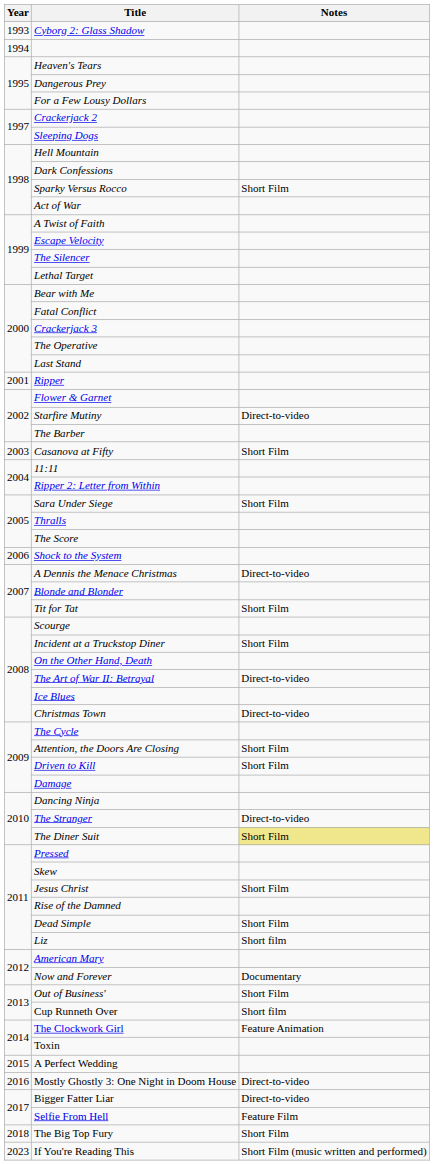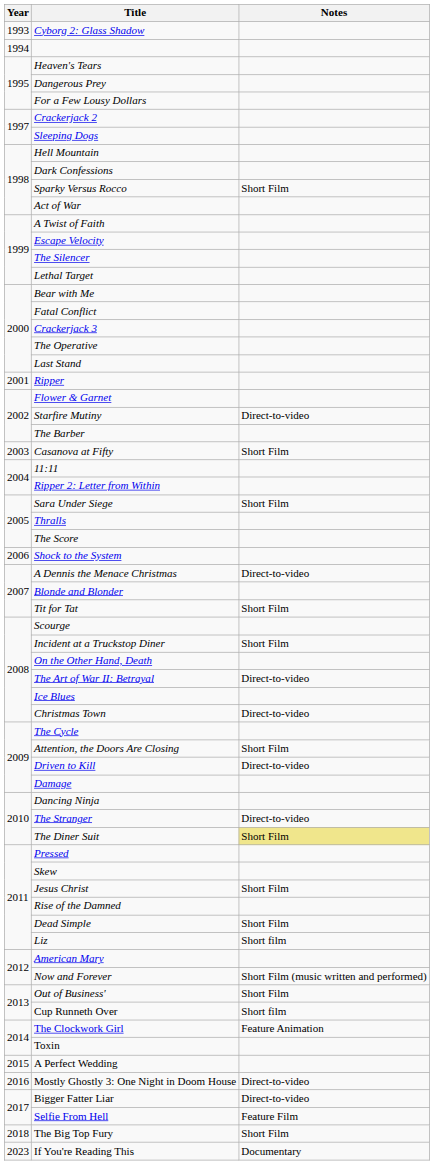(265, 766) Short Film -> (275, 766) Direct-to-video
(271, 976) Documentary -> (334, 976) Short Film (music written and performed)
(334, 1151) Short Film (music written and performed) -> (271, 1151) Documentary
